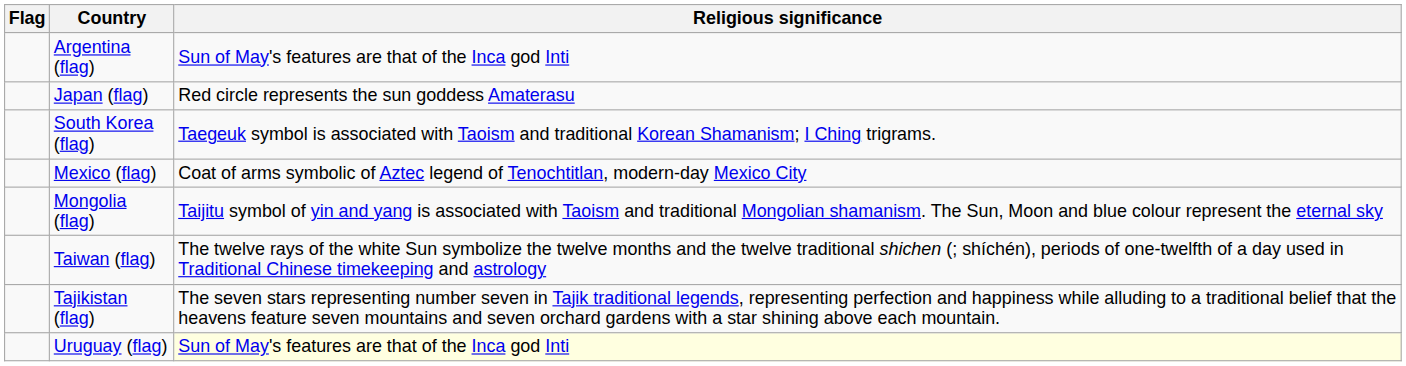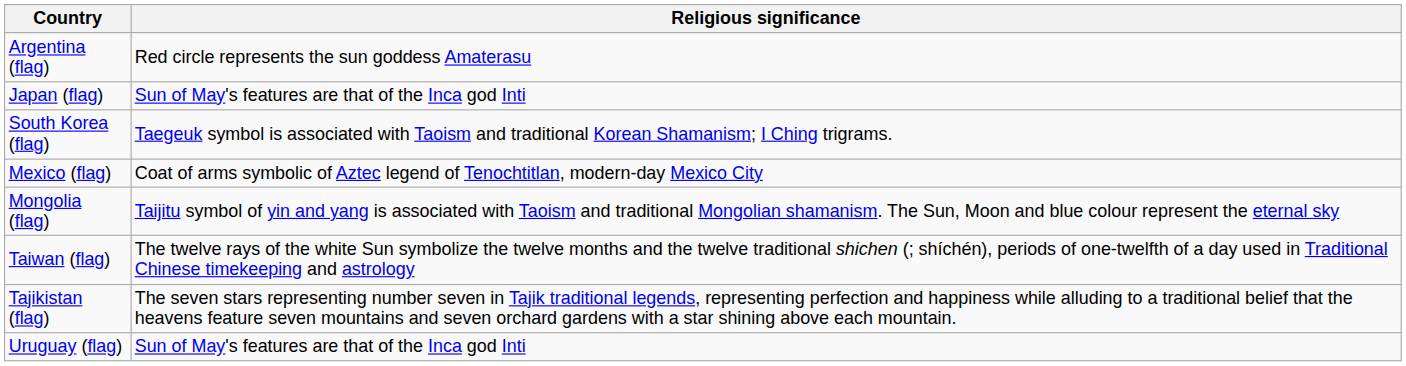- column: (27, 18)
(374, 57) Sun of May's features are that of the Inca god Inti -> (333, 57) Red circle represents the sun goddess Amaterasu
(376, 95) Red circle represents the sun goddess Amaterasu -> (330, 95) Sun of May's features are that of the Inca god Inti
(374, 346) lightyellow background -> (330, 346) no background
